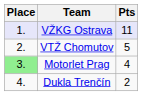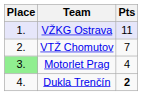(127, 47) 5 -> (127, 47) 7
(127, 82) normal -> (127, 82) bold
